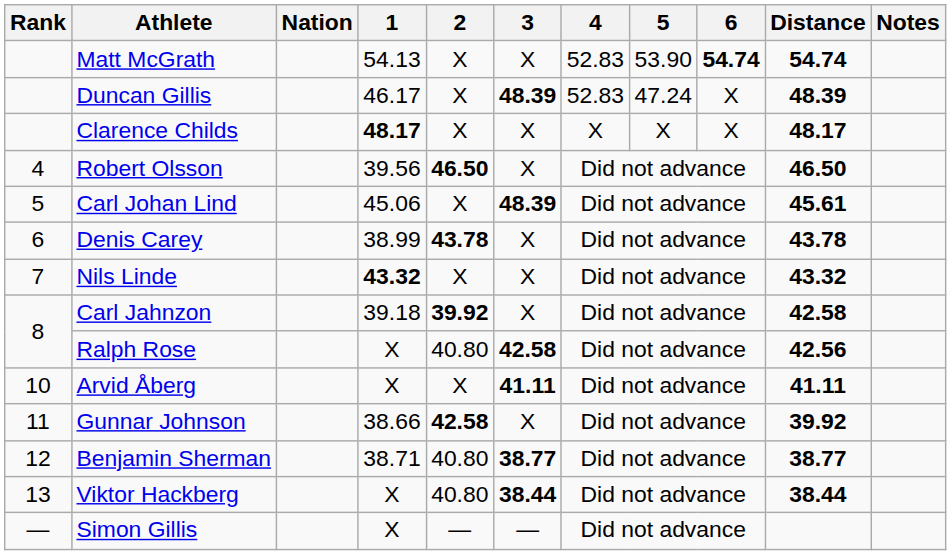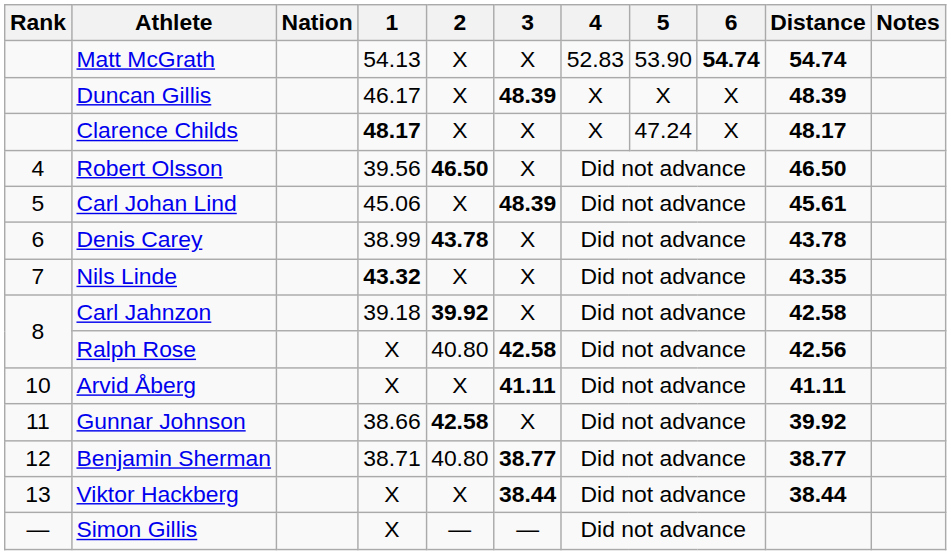(595, 95) 52.83 -> (595, 95) X
(663, 95) 47.24 -> (663, 95) X
(663, 131) X -> (663, 131) 47.24
(818, 276) 43.32 -> (818, 276) 43.35
(460, 494) 40.80 -> (460, 494) X
